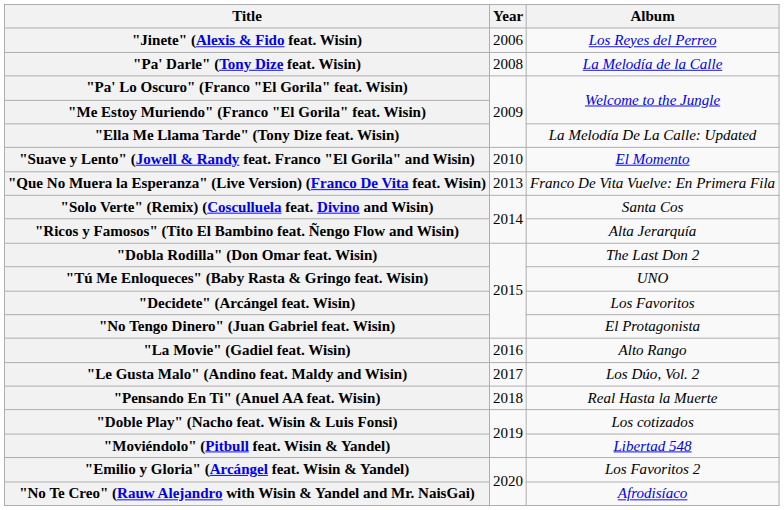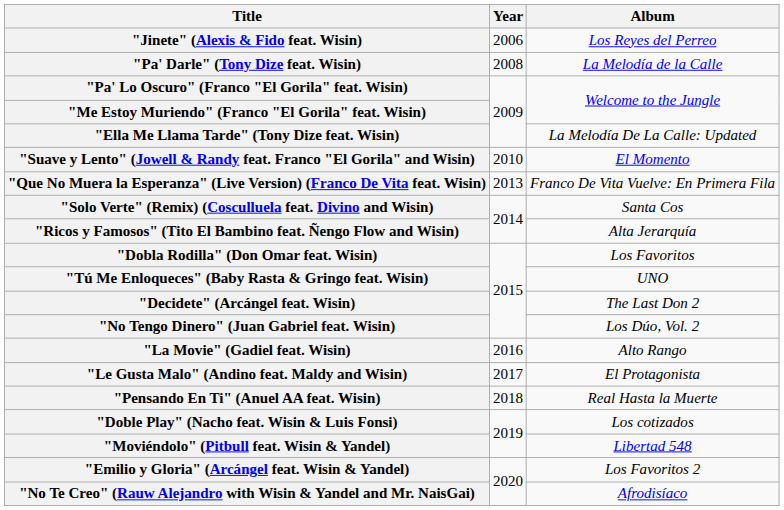(653, 254) The Last Don 2 -> (653, 254) Los Favoritos
(653, 302) Los Favoritos -> (653, 302) The Last Don 2
(653, 326) El Protagonista -> (653, 326) Los Dúo, Vol. 2
(653, 374) Los Dúo, Vol. 2 -> (653, 374) El Protagonista
